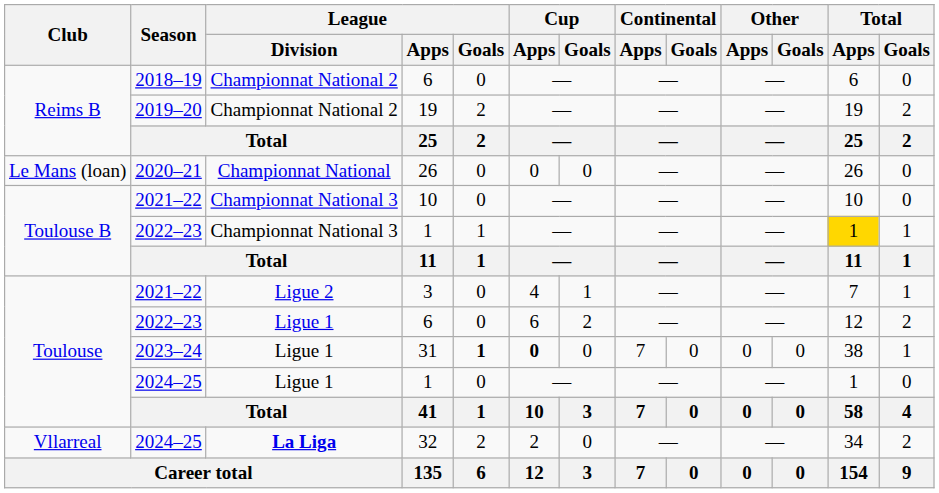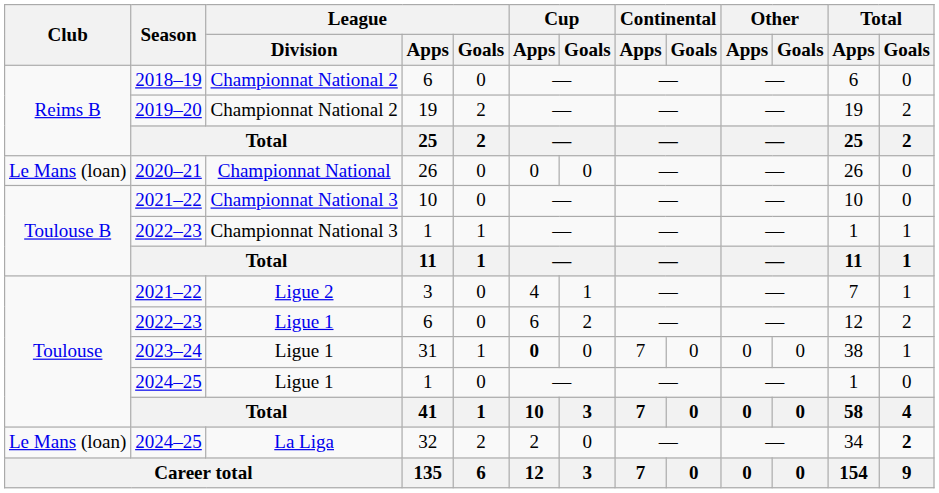(853, 230) gold background -> (853, 230) no background
(481, 351) bold -> (481, 351) normal
(68, 442) Vllarreal -> (68, 442) Le Mans (loan)
(304, 442) bold -> (304, 442) normal
(907, 442) normal -> (907, 442) bold
